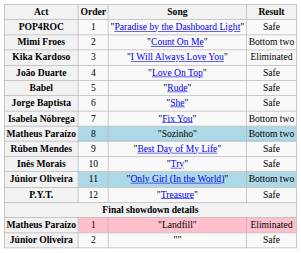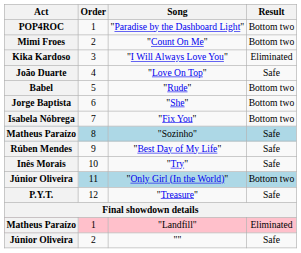(271, 27) Safe -> (271, 27) Bottom two
(271, 88) Safe -> (271, 88) Bottom two
(271, 103) Safe -> (271, 103) Bottom two
(271, 133) Bottom two -> (271, 133) Safe
